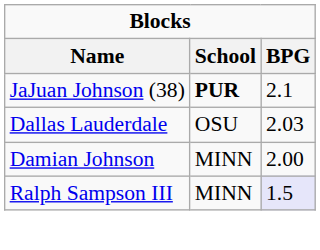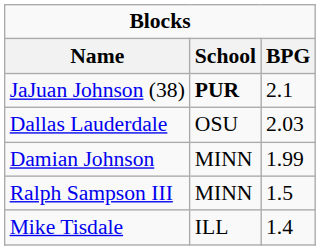(285, 158) 2.00 -> (285, 158) 1.99
(279, 192) lavender background -> (279, 192) no background
+ row: (66, 227)
